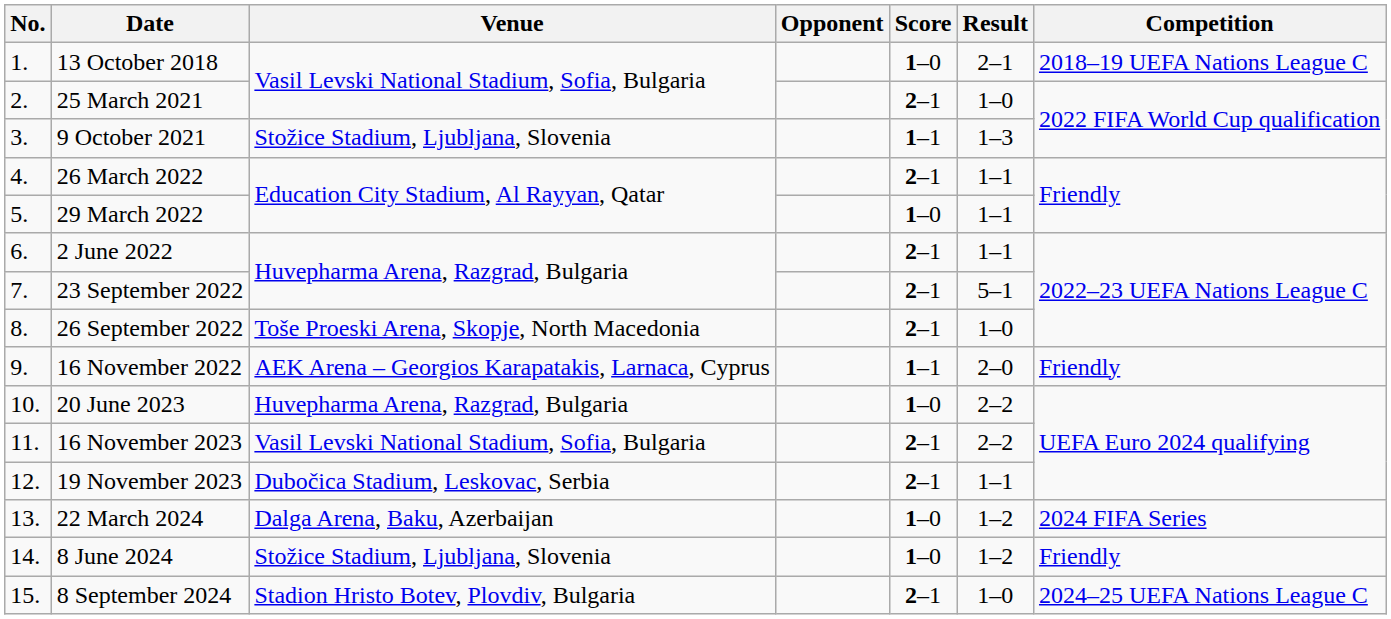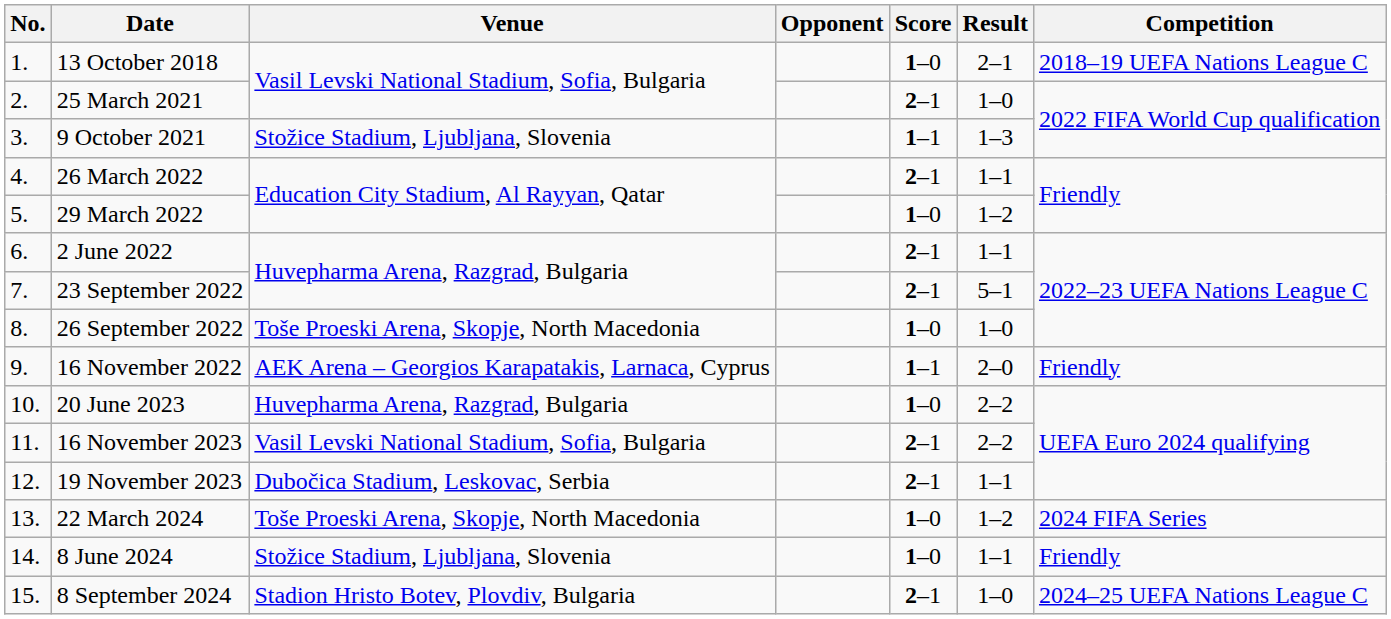(995, 213) 1–1 -> (995, 213) 1–2
(923, 328) 2–1 -> (923, 328) 1–0
(404, 518) Dalga Arena, Baku, Azerbaijan -> (477, 518) Toše Proeski Arena, Skopje, North Macedonia
(995, 556) 1–2 -> (995, 556) 1–1
